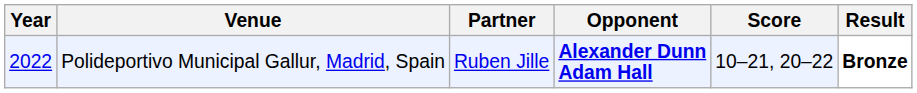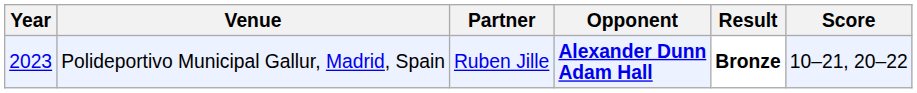columns swapped: (774, 20) <-> (875, 20)
(31, 62) 2022 -> (31, 62) 2023
